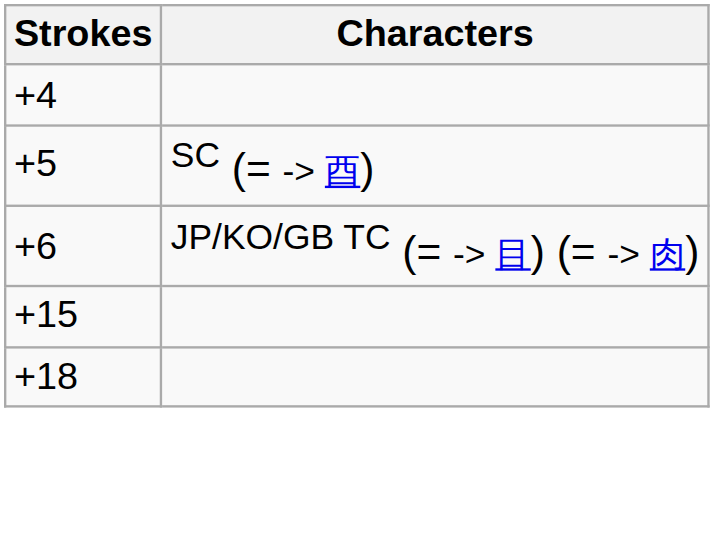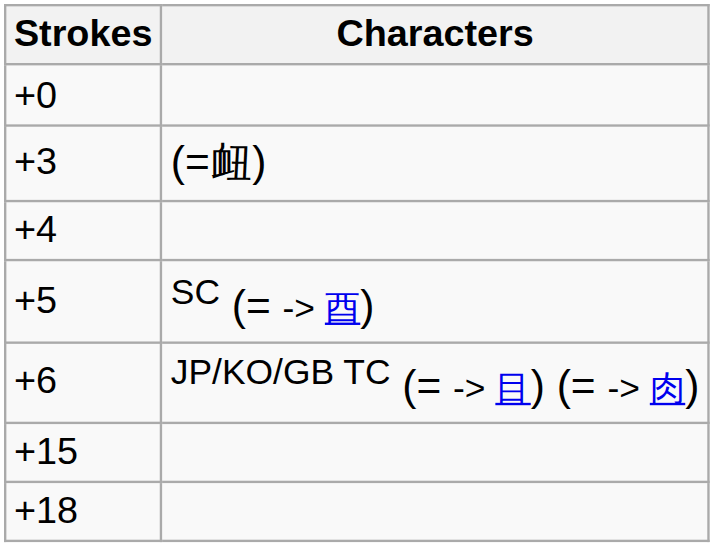+ row: (35, 94)
+ row: (35, 162)
